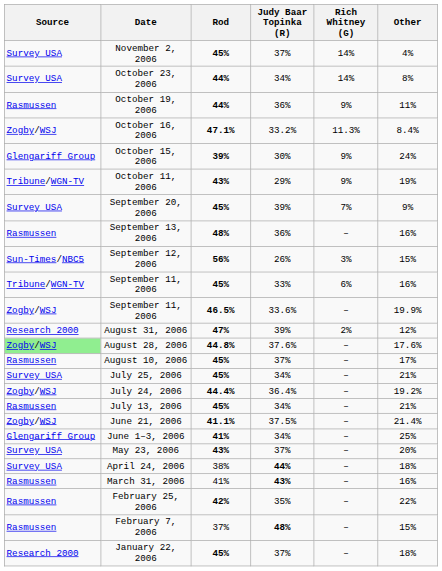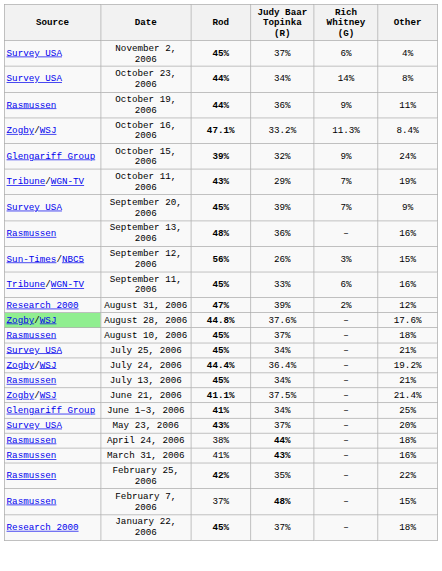(346, 54) 14% -> (346, 54) 6%
(282, 156) 30% -> (282, 156) 32%
(346, 182) 9% -> (346, 182) 7%
- row: (146, 310)
(408, 361) 17% -> (408, 335) 18%
(34, 466) Survey USA -> (31, 441) Rasmussen
